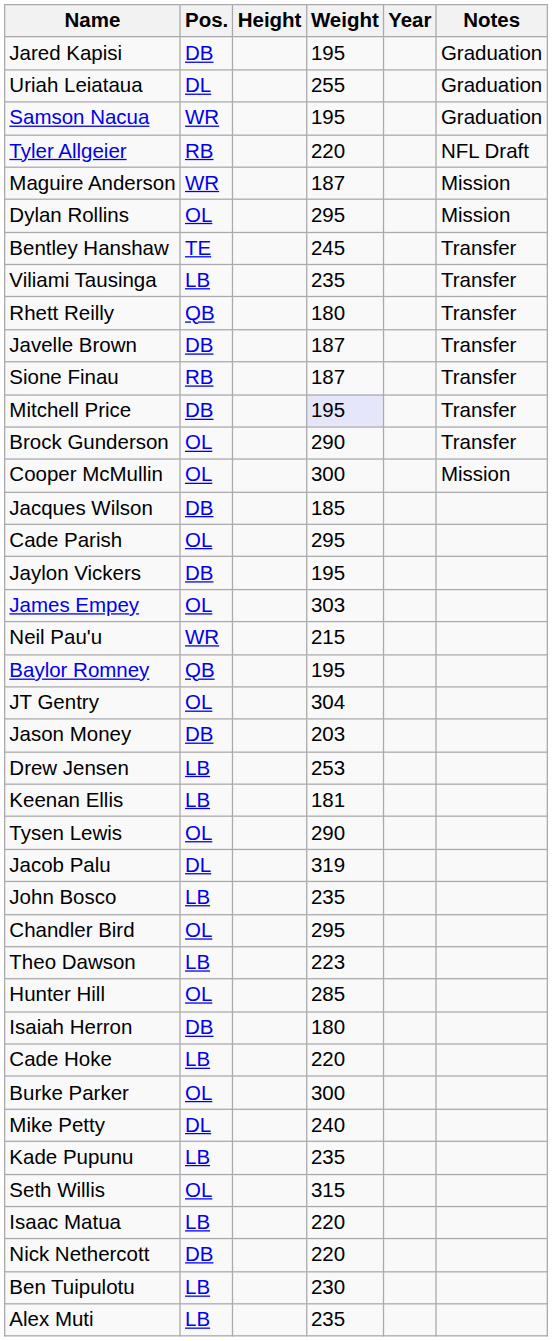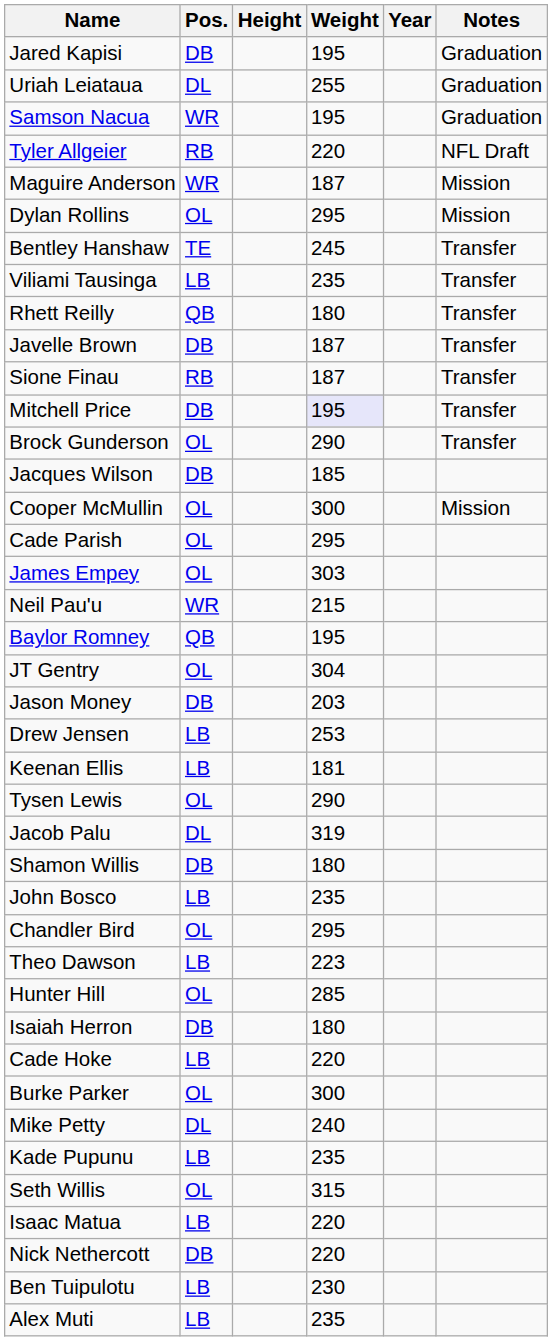rows swapped: (86, 475) <-> (81, 507)
- row: (75, 572)
+ row: (74, 865)
